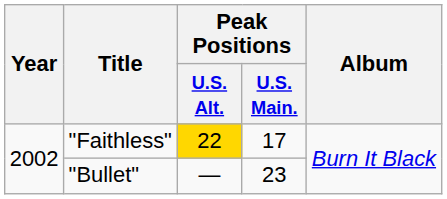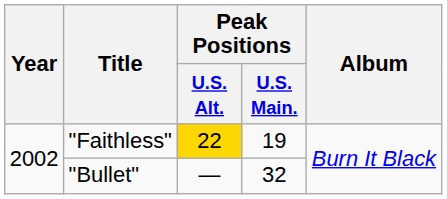(274, 140) 17 -> (274, 140) 19
(274, 175) 23 -> (274, 175) 32
